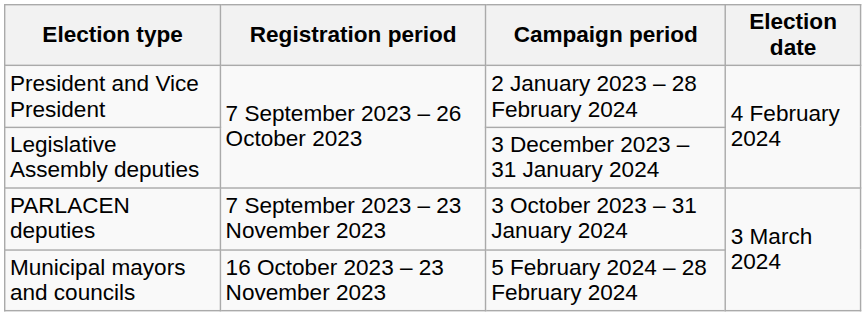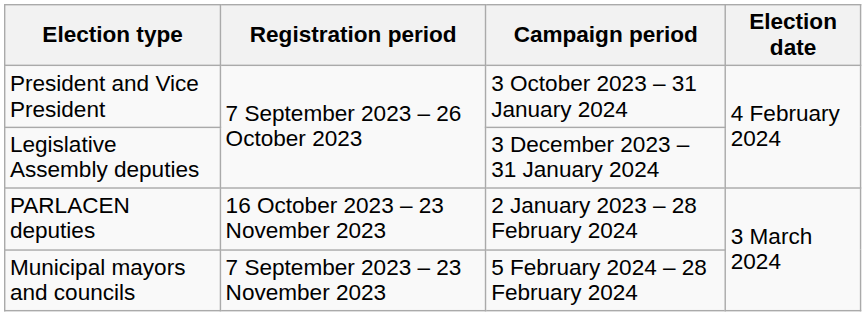(594, 96) 2 January 2023 – 28 February 2024 -> (594, 96) 3 October 2023 – 31 January 2024
(344, 218) 7 September 2023 – 23 November 2023 -> (335, 218) 16 October 2023 – 23 November 2023
(594, 218) 3 October 2023 – 31 January 2024 -> (594, 218) 2 January 2023 – 28 February 2024
(335, 279) 16 October 2023 – 23 November 2023 -> (344, 279) 7 September 2023 – 23 November 2023
